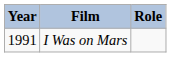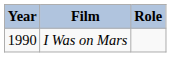(22, 40) 1991 -> (22, 40) 1990
